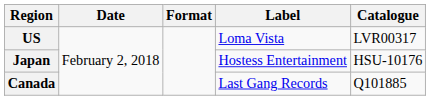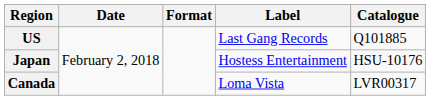(251, 38) Loma Vista -> (273, 38) Last Gang Records
(385, 38) LVR00317 -> (380, 38) Q101885
(273, 83) Last Gang Records -> (251, 83) Loma Vista
(380, 83) Q101885 -> (385, 83) LVR00317
